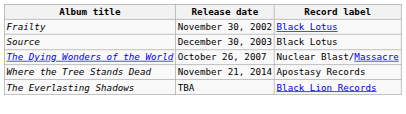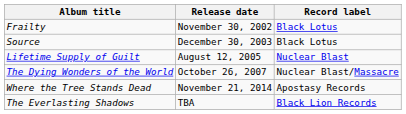+ row: (73, 57)
